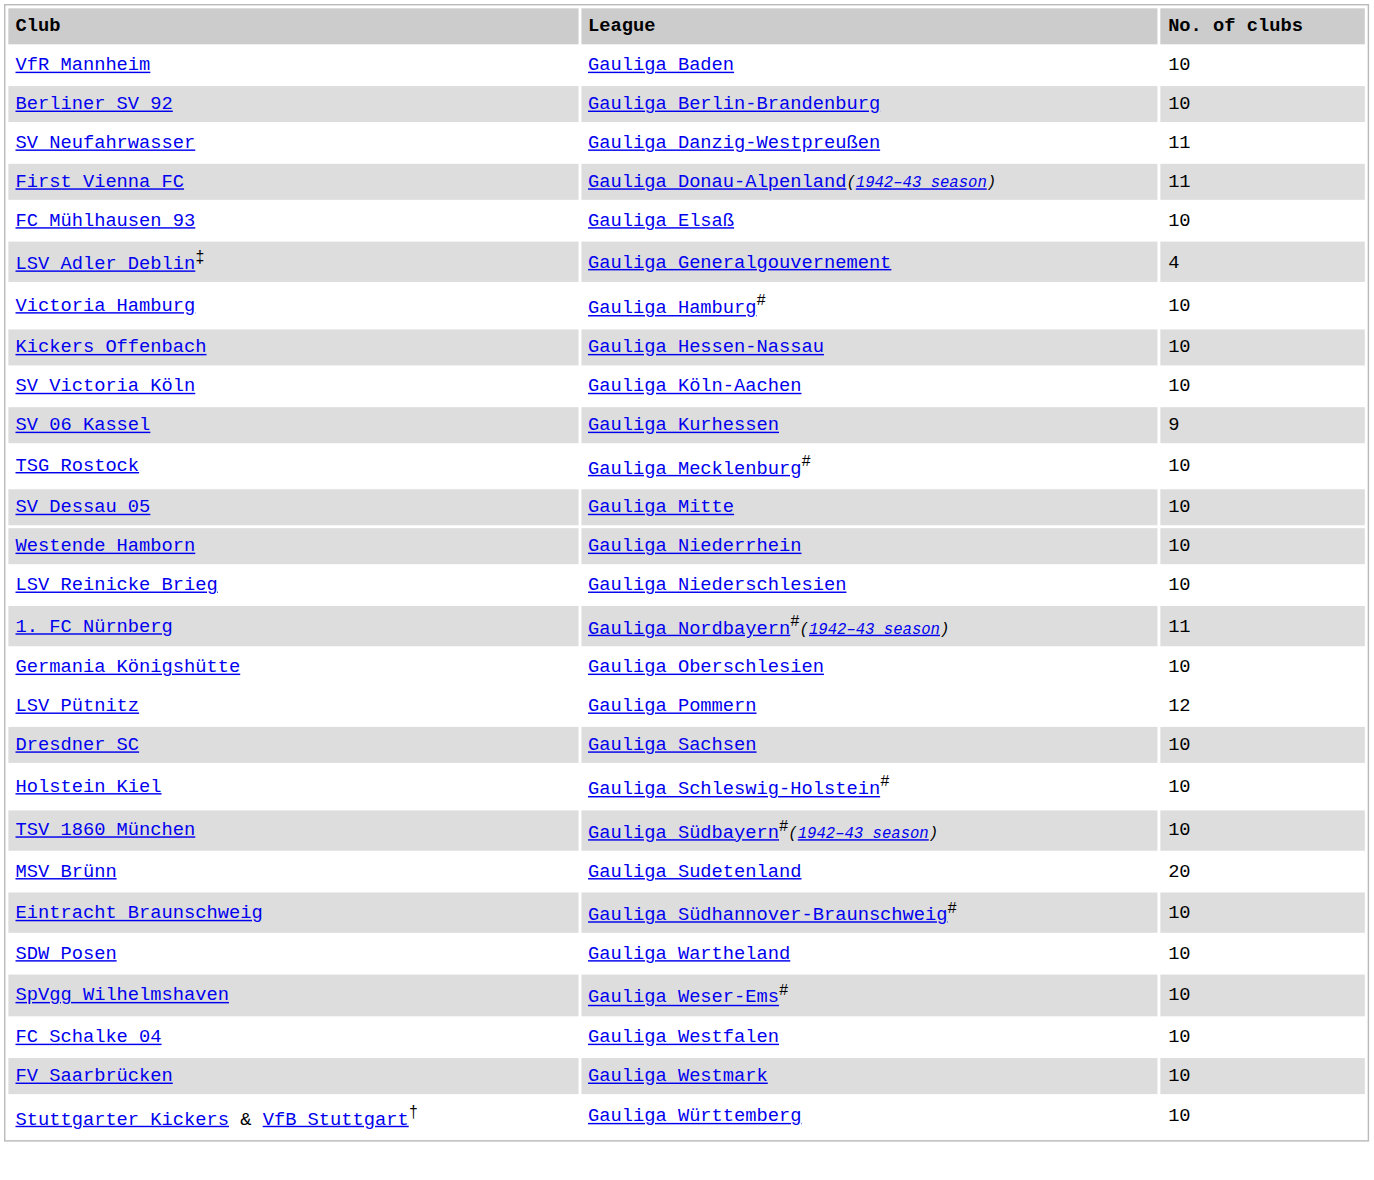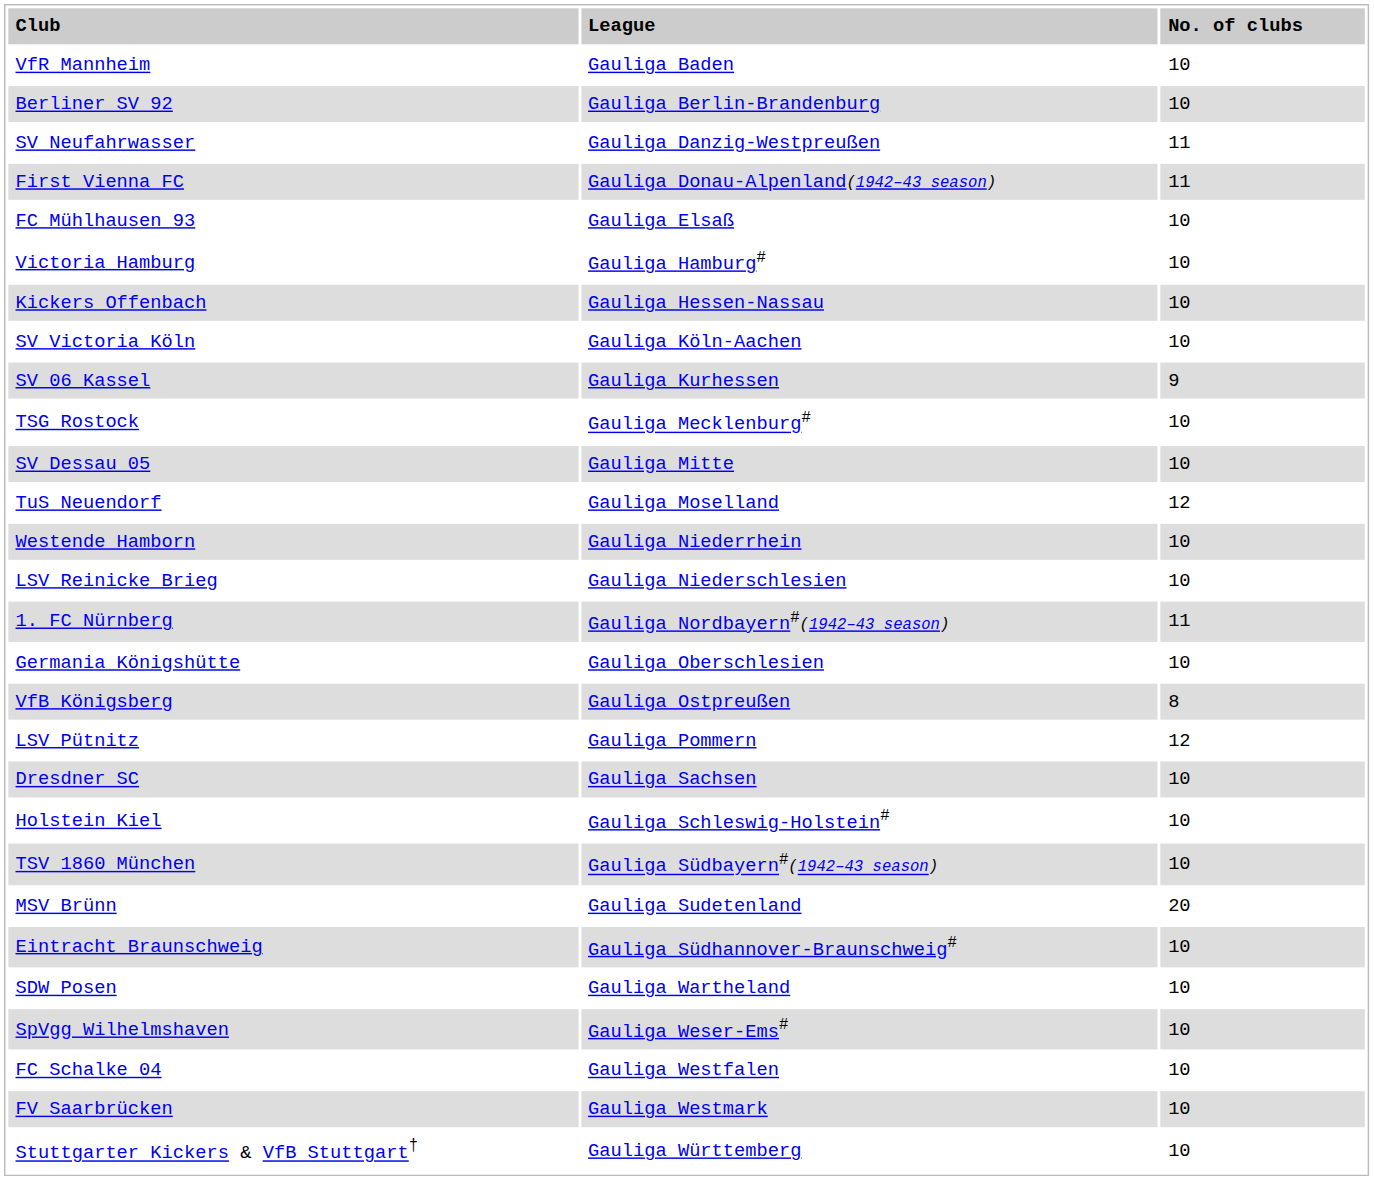- row: (110, 262)
+ row: (89, 502)
+ row: (94, 702)
